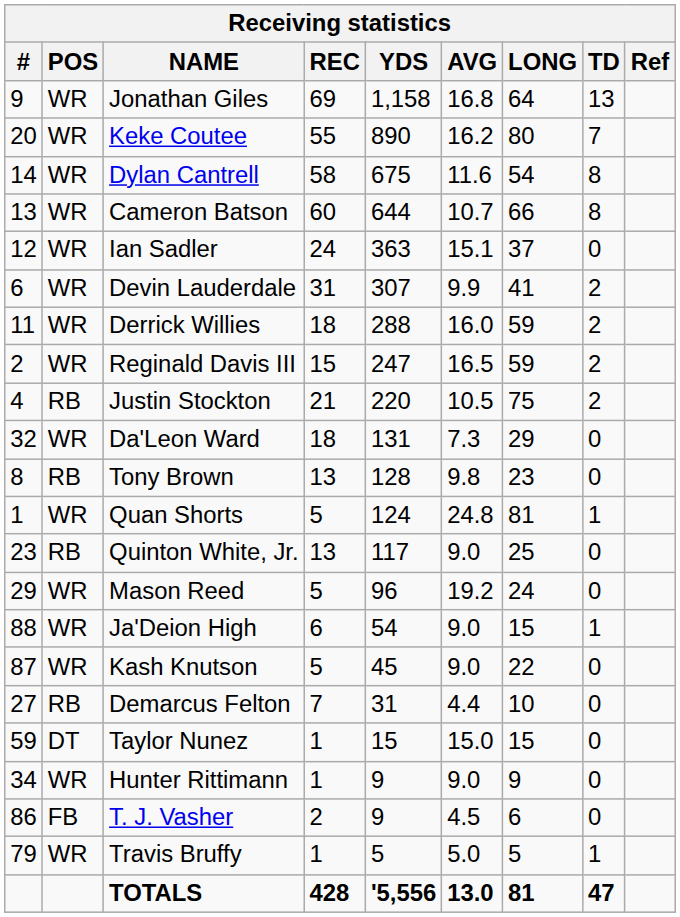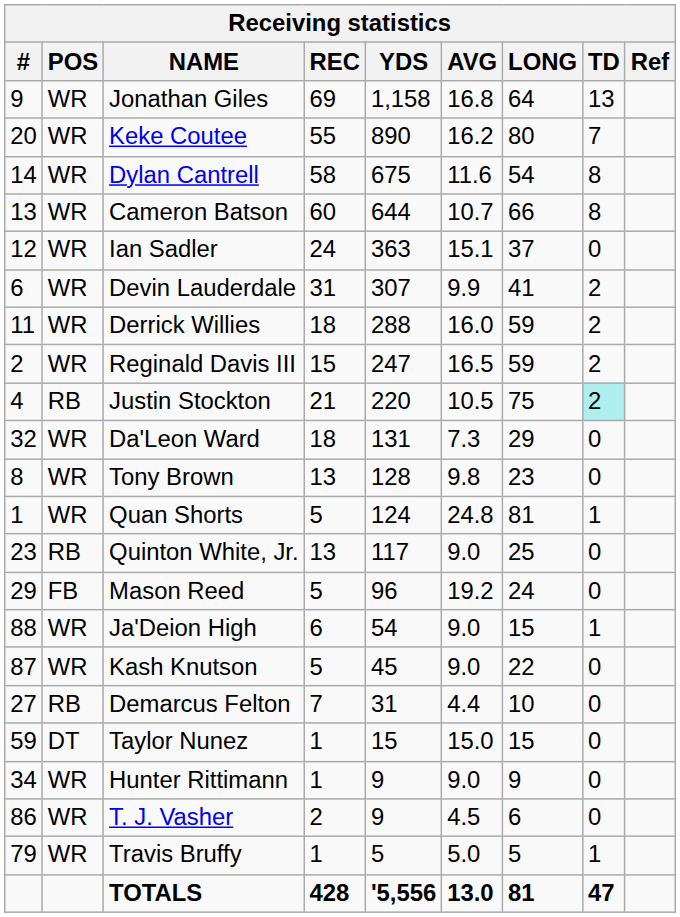(595, 401) no background -> (595, 401) paleturquoise background
(64, 477) RB -> (68, 477) WR
(68, 590) WR -> (63, 590) FB
(63, 817) FB -> (68, 817) WR
